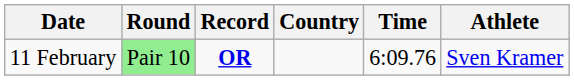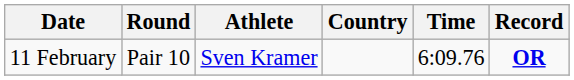columns swapped: (505, 22) <-> (235, 22)
(158, 57) lightgreen background -> (158, 57) no background
